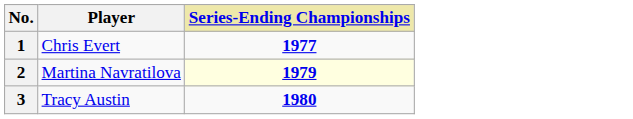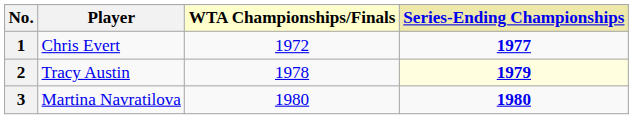+ column: (292, 18)
(111, 72) Martina Navratilova -> (86, 72) Tracy Austin
(86, 99) Tracy Austin -> (111, 99) Martina Navratilova
